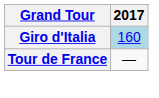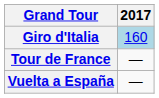+ row: (61, 81)
